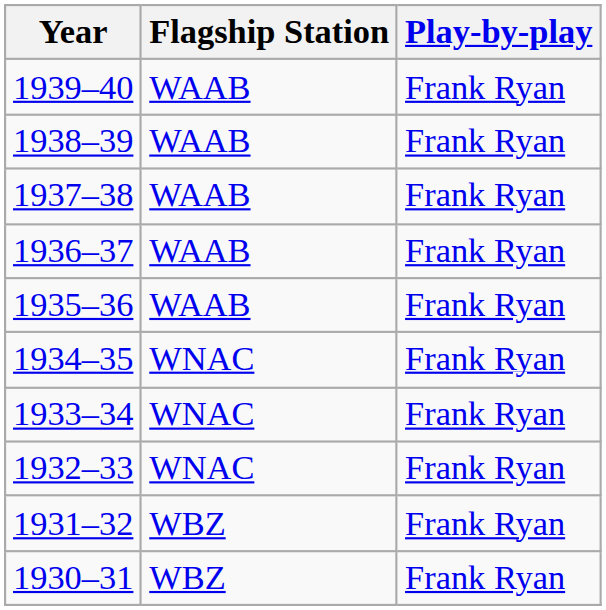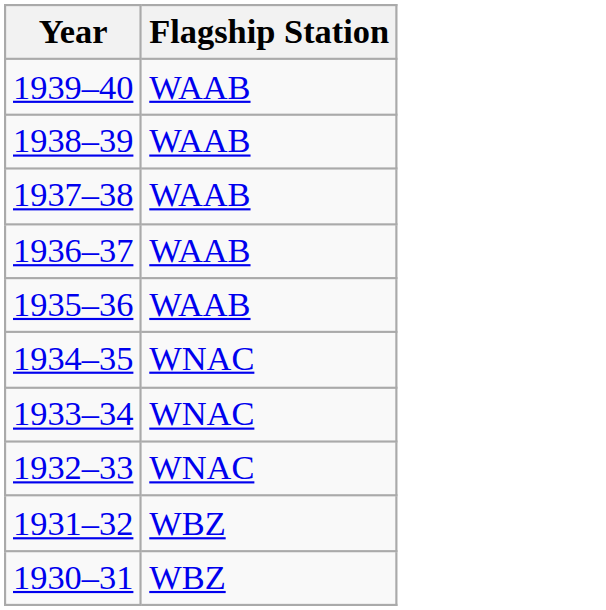- column: (499, 31)
